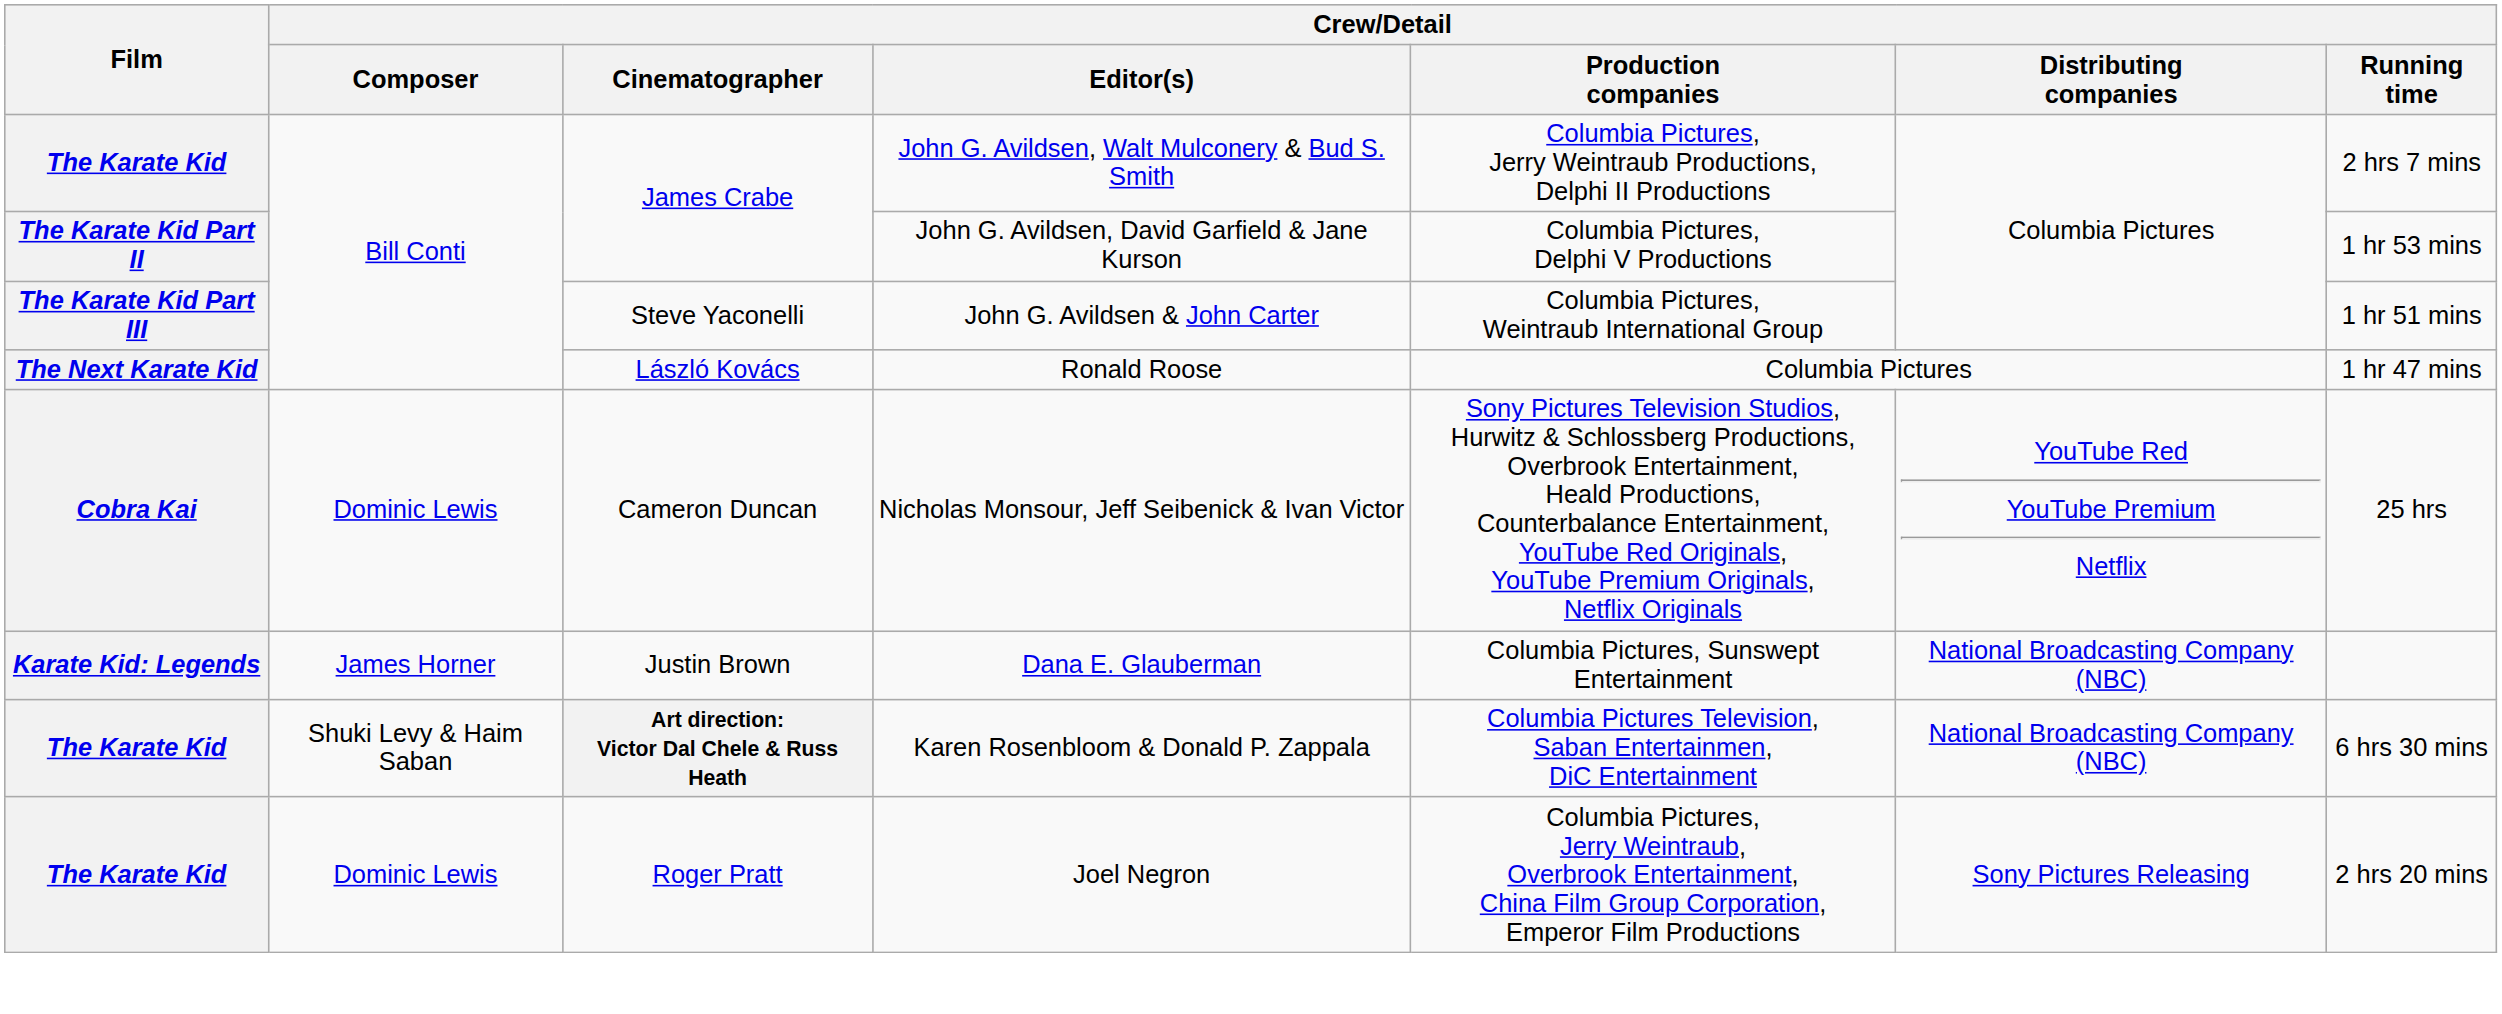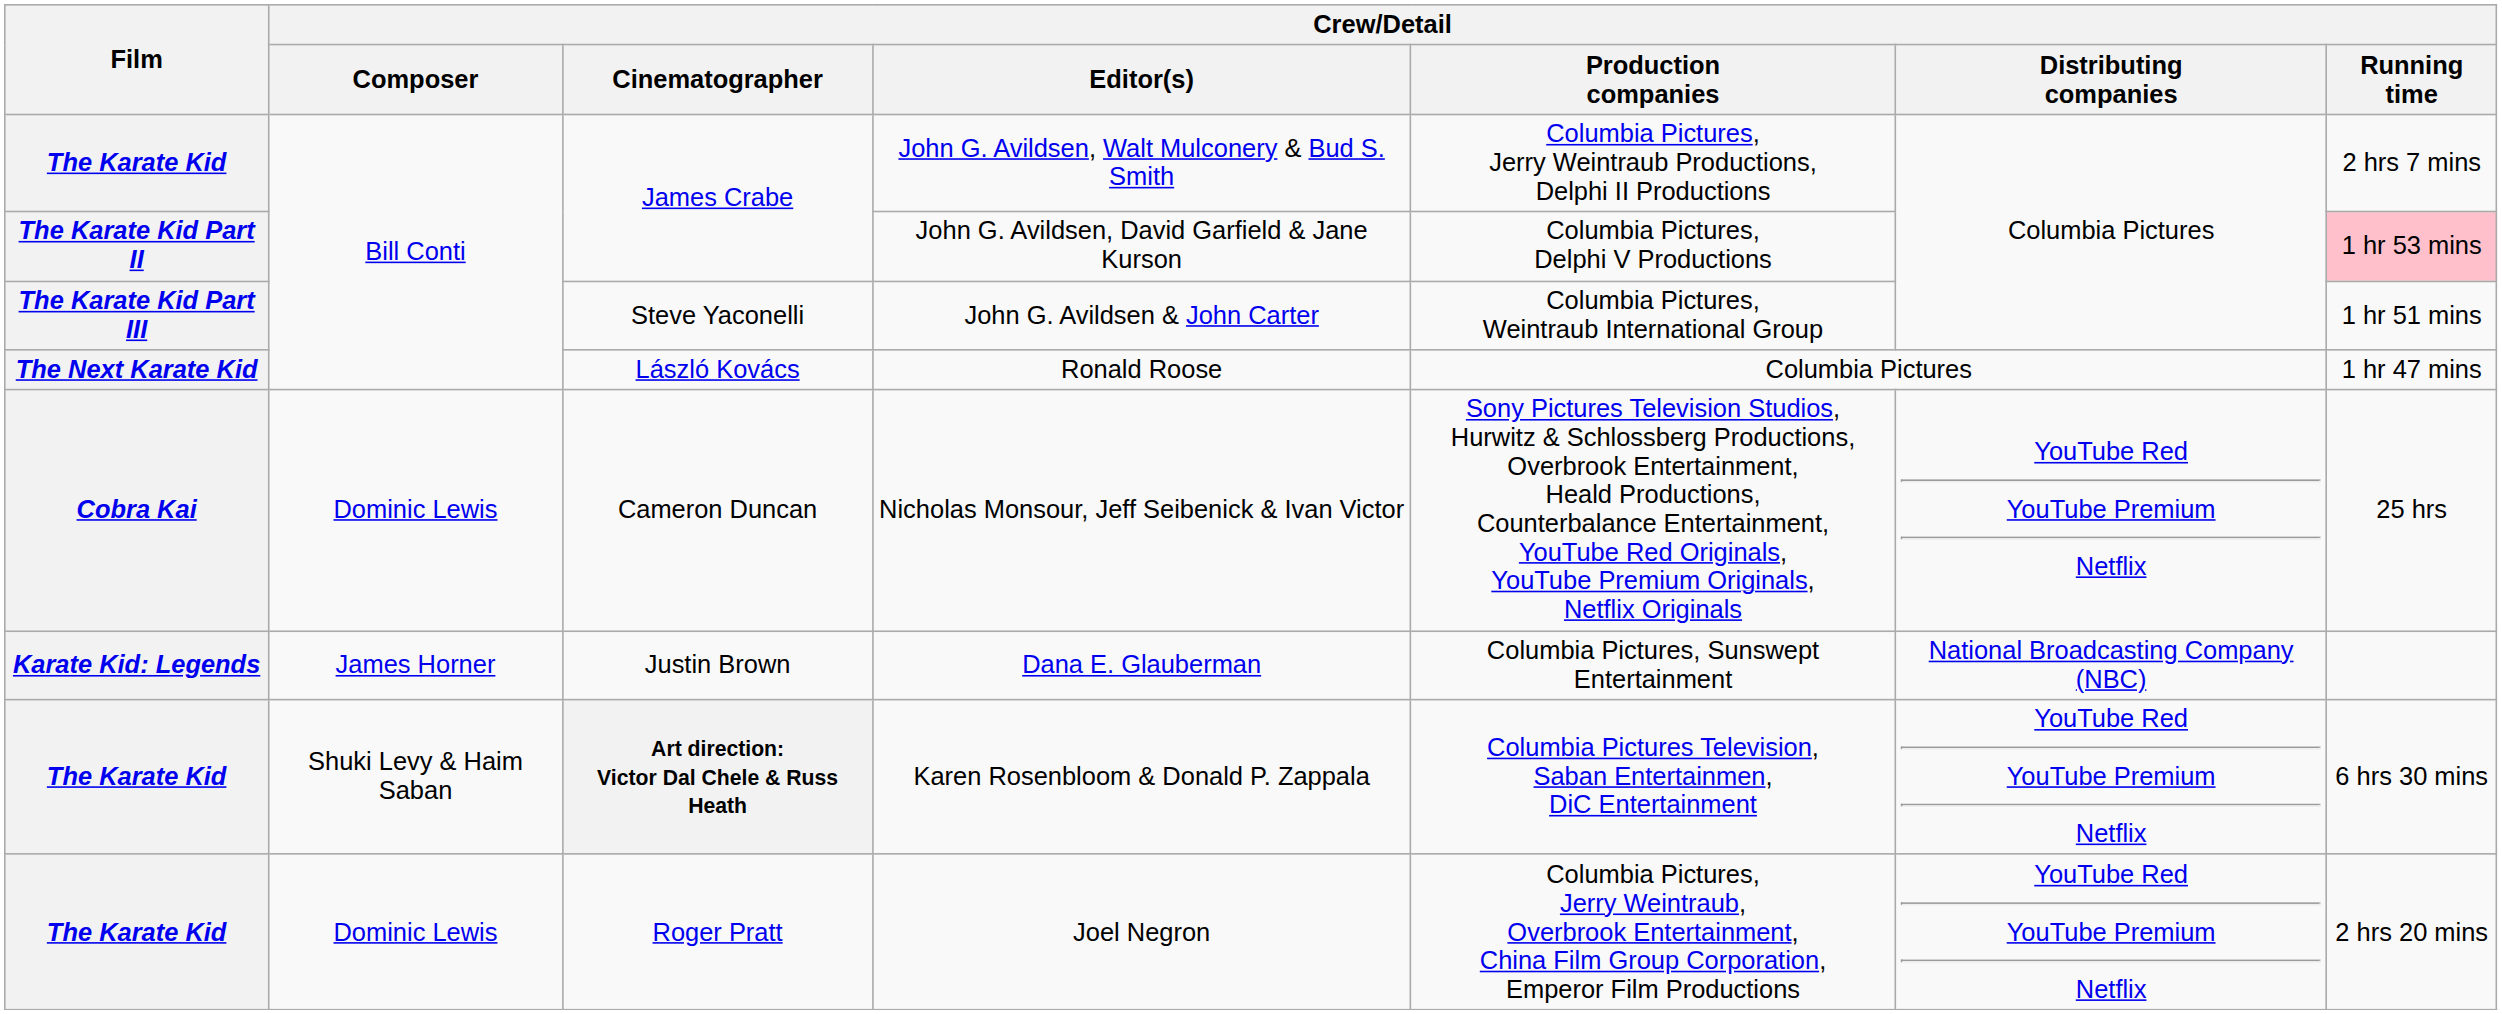(2412, 245) no background -> (2412, 245) pink background
(2111, 748) National Broadcasting Company (NBC) -> (2111, 776) YouTube Red YouTube Premium Netflix
(2111, 874) Sony Pictures Releasing -> (2111, 931) YouTube Red YouTube Premium Netflix
